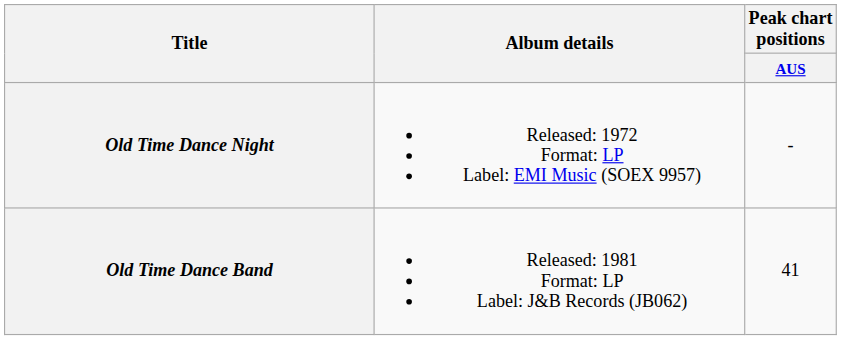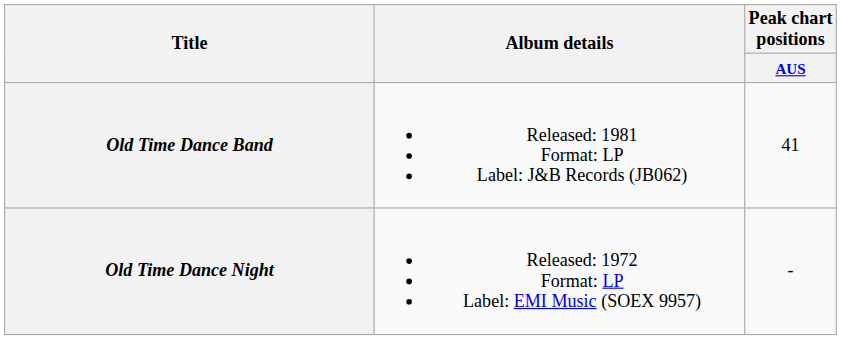rows swapped: (190, 145) <-> (190, 270)
